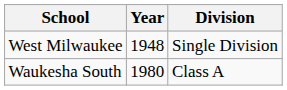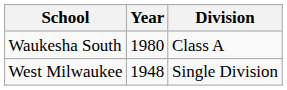rows swapped: (65, 44) <-> (65, 71)
